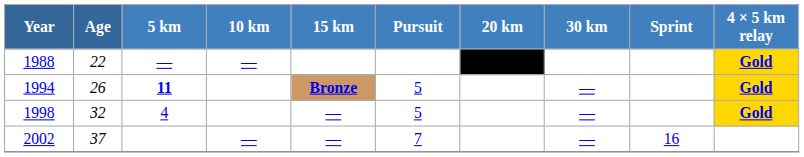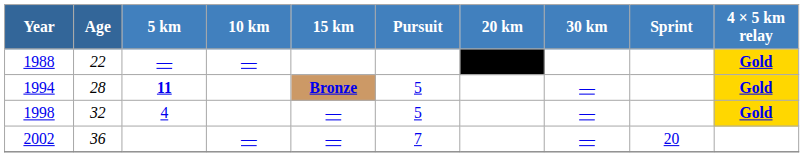(98, 87) 26 -> (98, 87) 28
(98, 139) 37 -> (98, 139) 36
(671, 139) 16 -> (671, 139) 20
